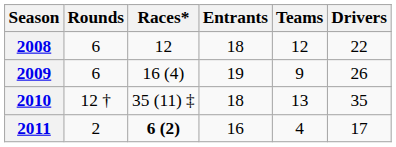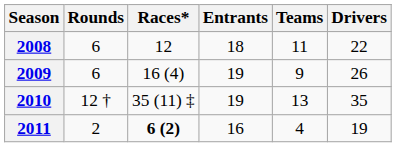(300, 45) 12 -> (300, 45) 11
(235, 100) 18 -> (235, 100) 19
(359, 127) 17 -> (359, 127) 19
